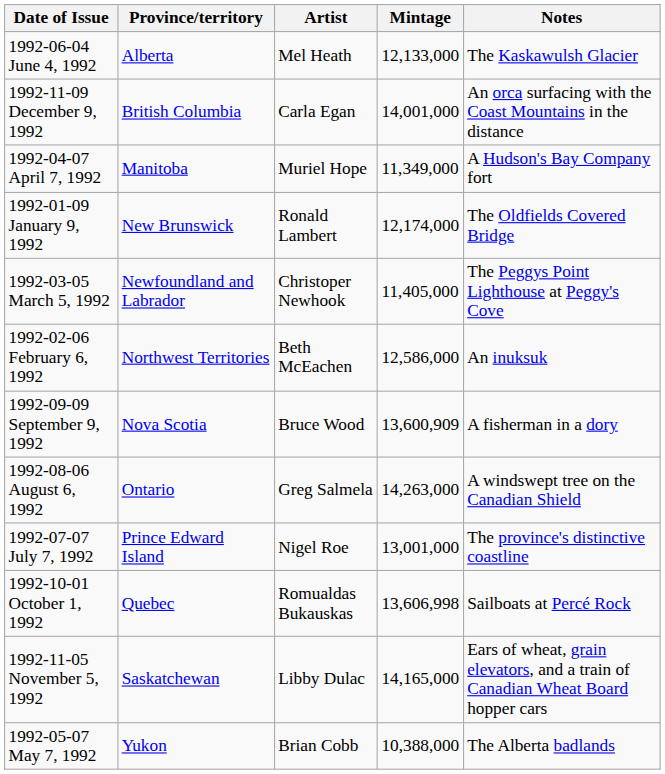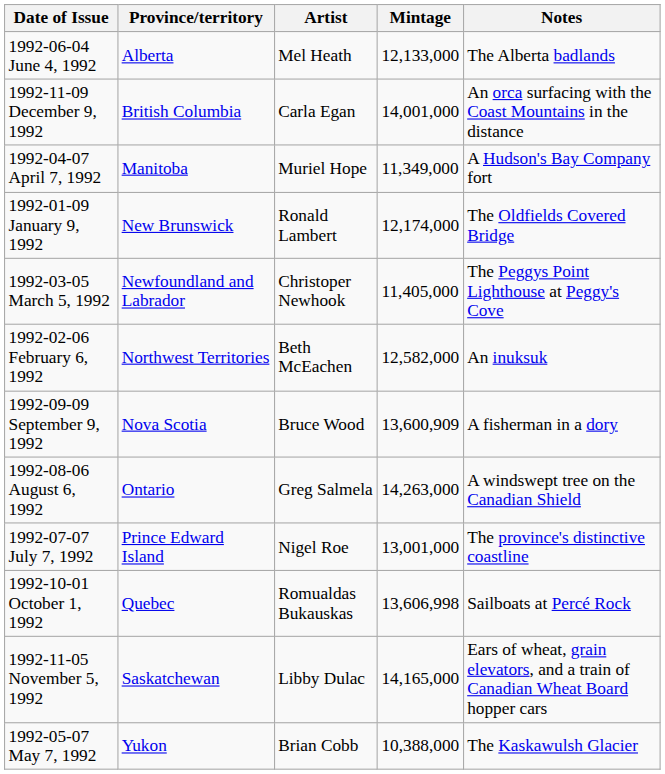(553, 55) The Kaskawulsh Glacier -> (541, 55) The Alberta badlands
(420, 357) 12,586,000 -> (420, 357) 12,582,000
(541, 745) The Alberta badlands -> (553, 745) The Kaskawulsh Glacier
